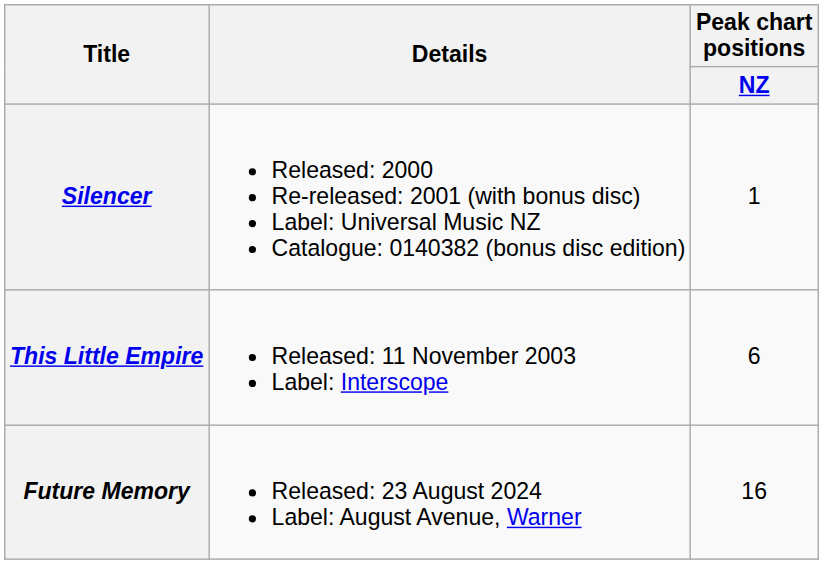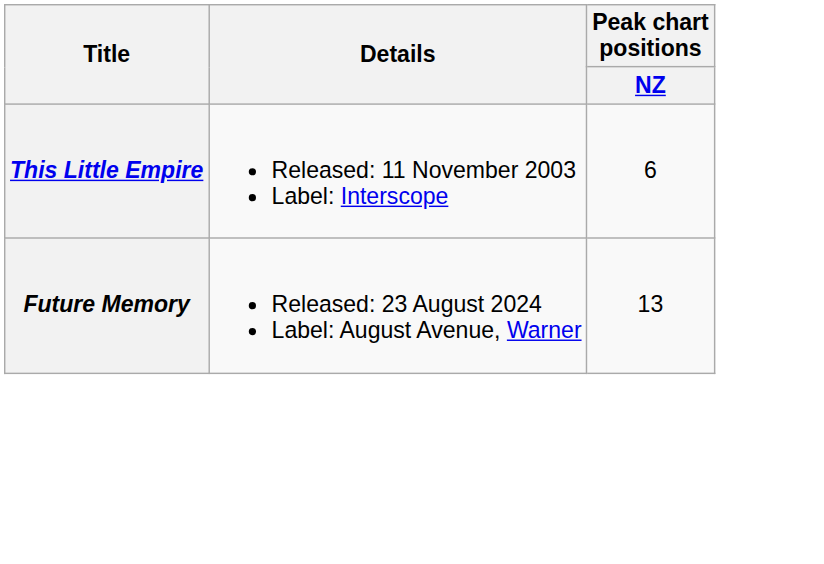- row: (107, 196)
(754, 491) 16 -> (650, 305) 13
